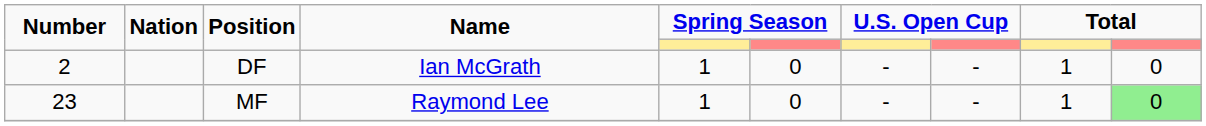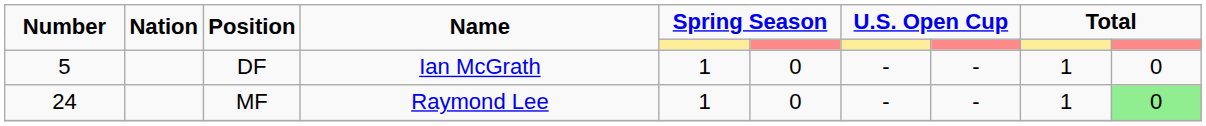(65, 67) 2 -> (65, 67) 5
(64, 102) 23 -> (64, 102) 24
